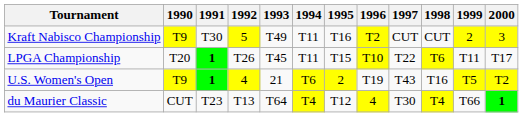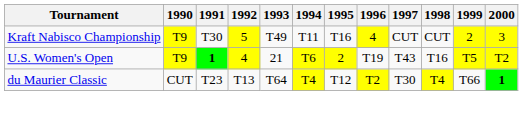(373, 37) T2 -> (373, 37) 4
- row: (64, 58)
(373, 101) 4 -> (373, 80) T2
